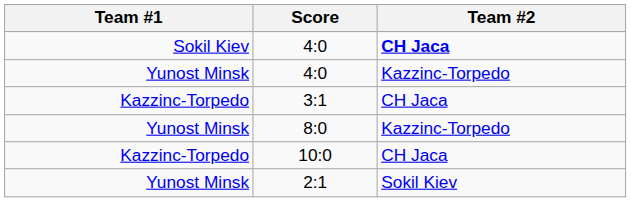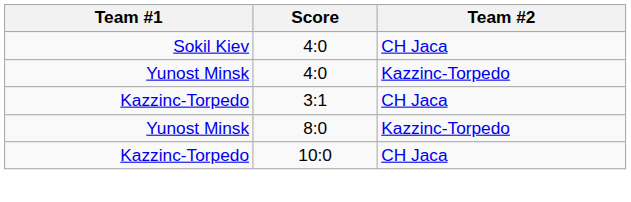(415, 45) bold -> (414, 45) normal
- row: (198, 182)
